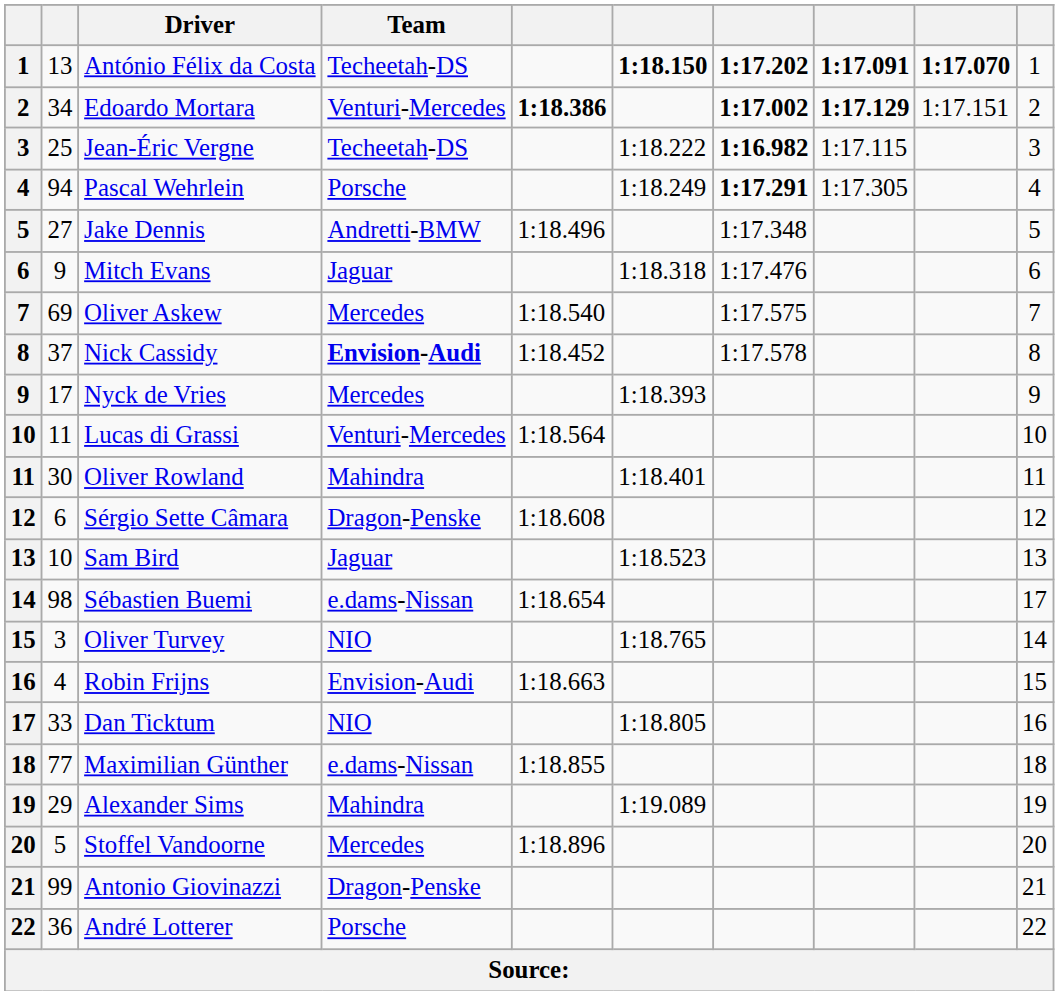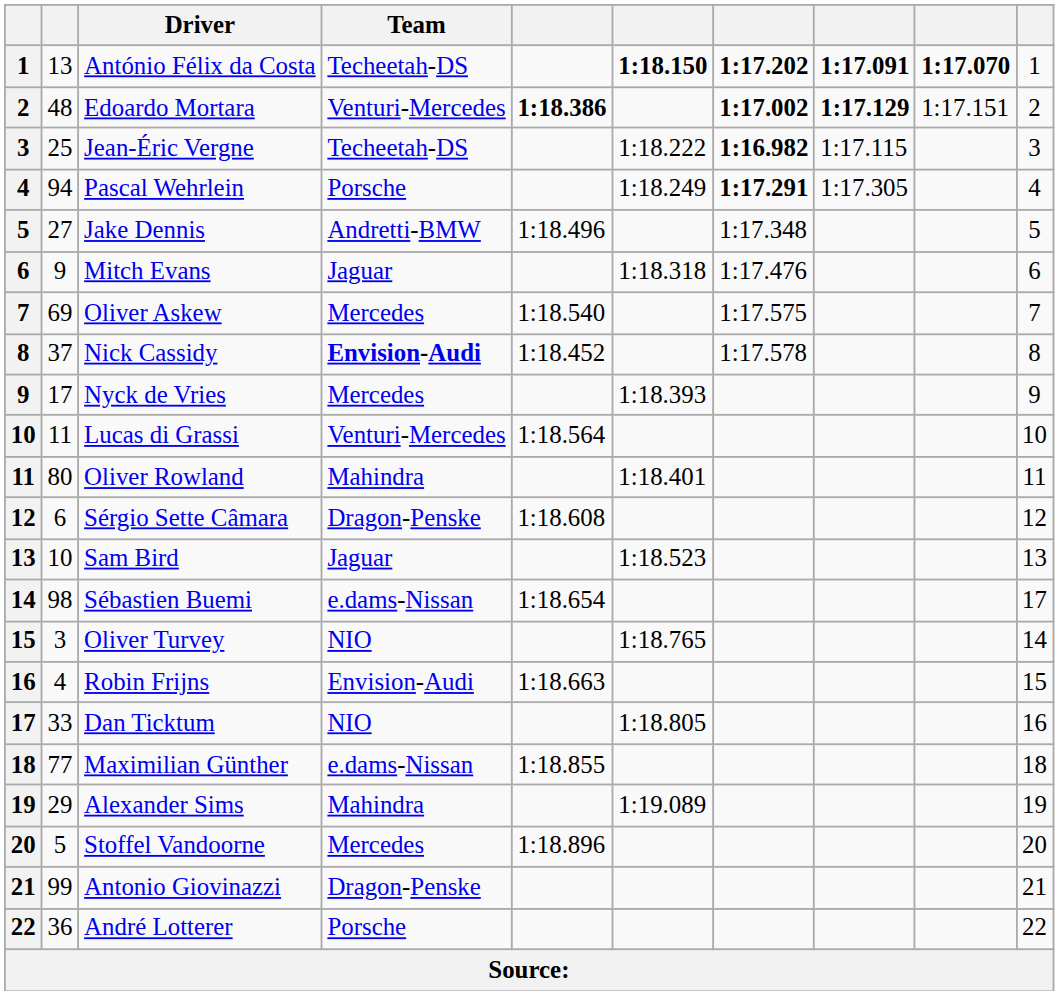(60, 106) 34 -> (60, 106) 48
(60, 476) 30 -> (60, 476) 80
